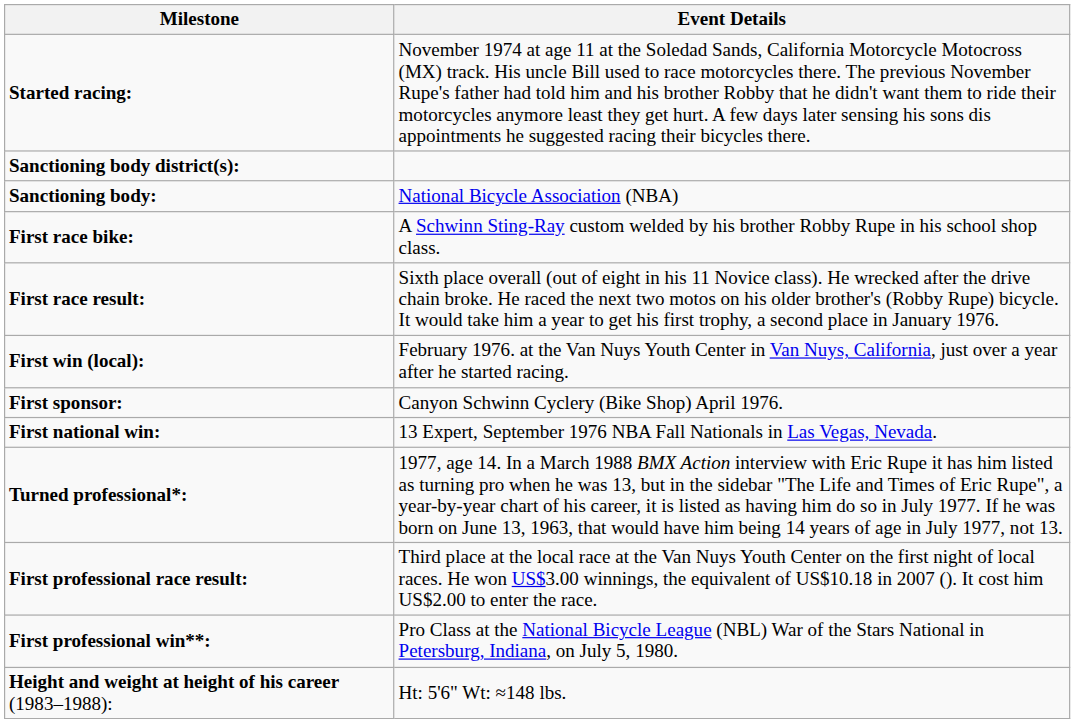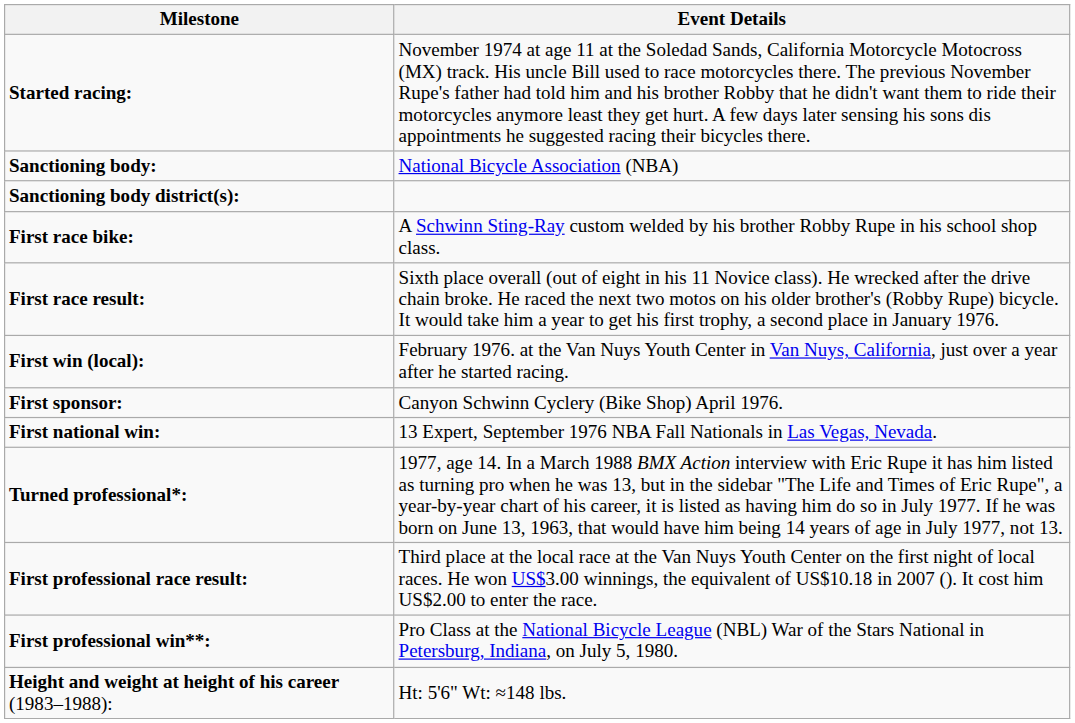rows swapped: (83, 195) <-> (124, 165)
